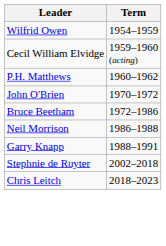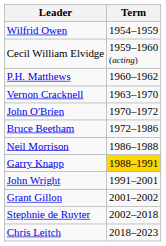+ row: (45, 94)
(134, 146) no background -> (134, 163) gold background
+ row: (34, 180)
+ row: (34, 197)
